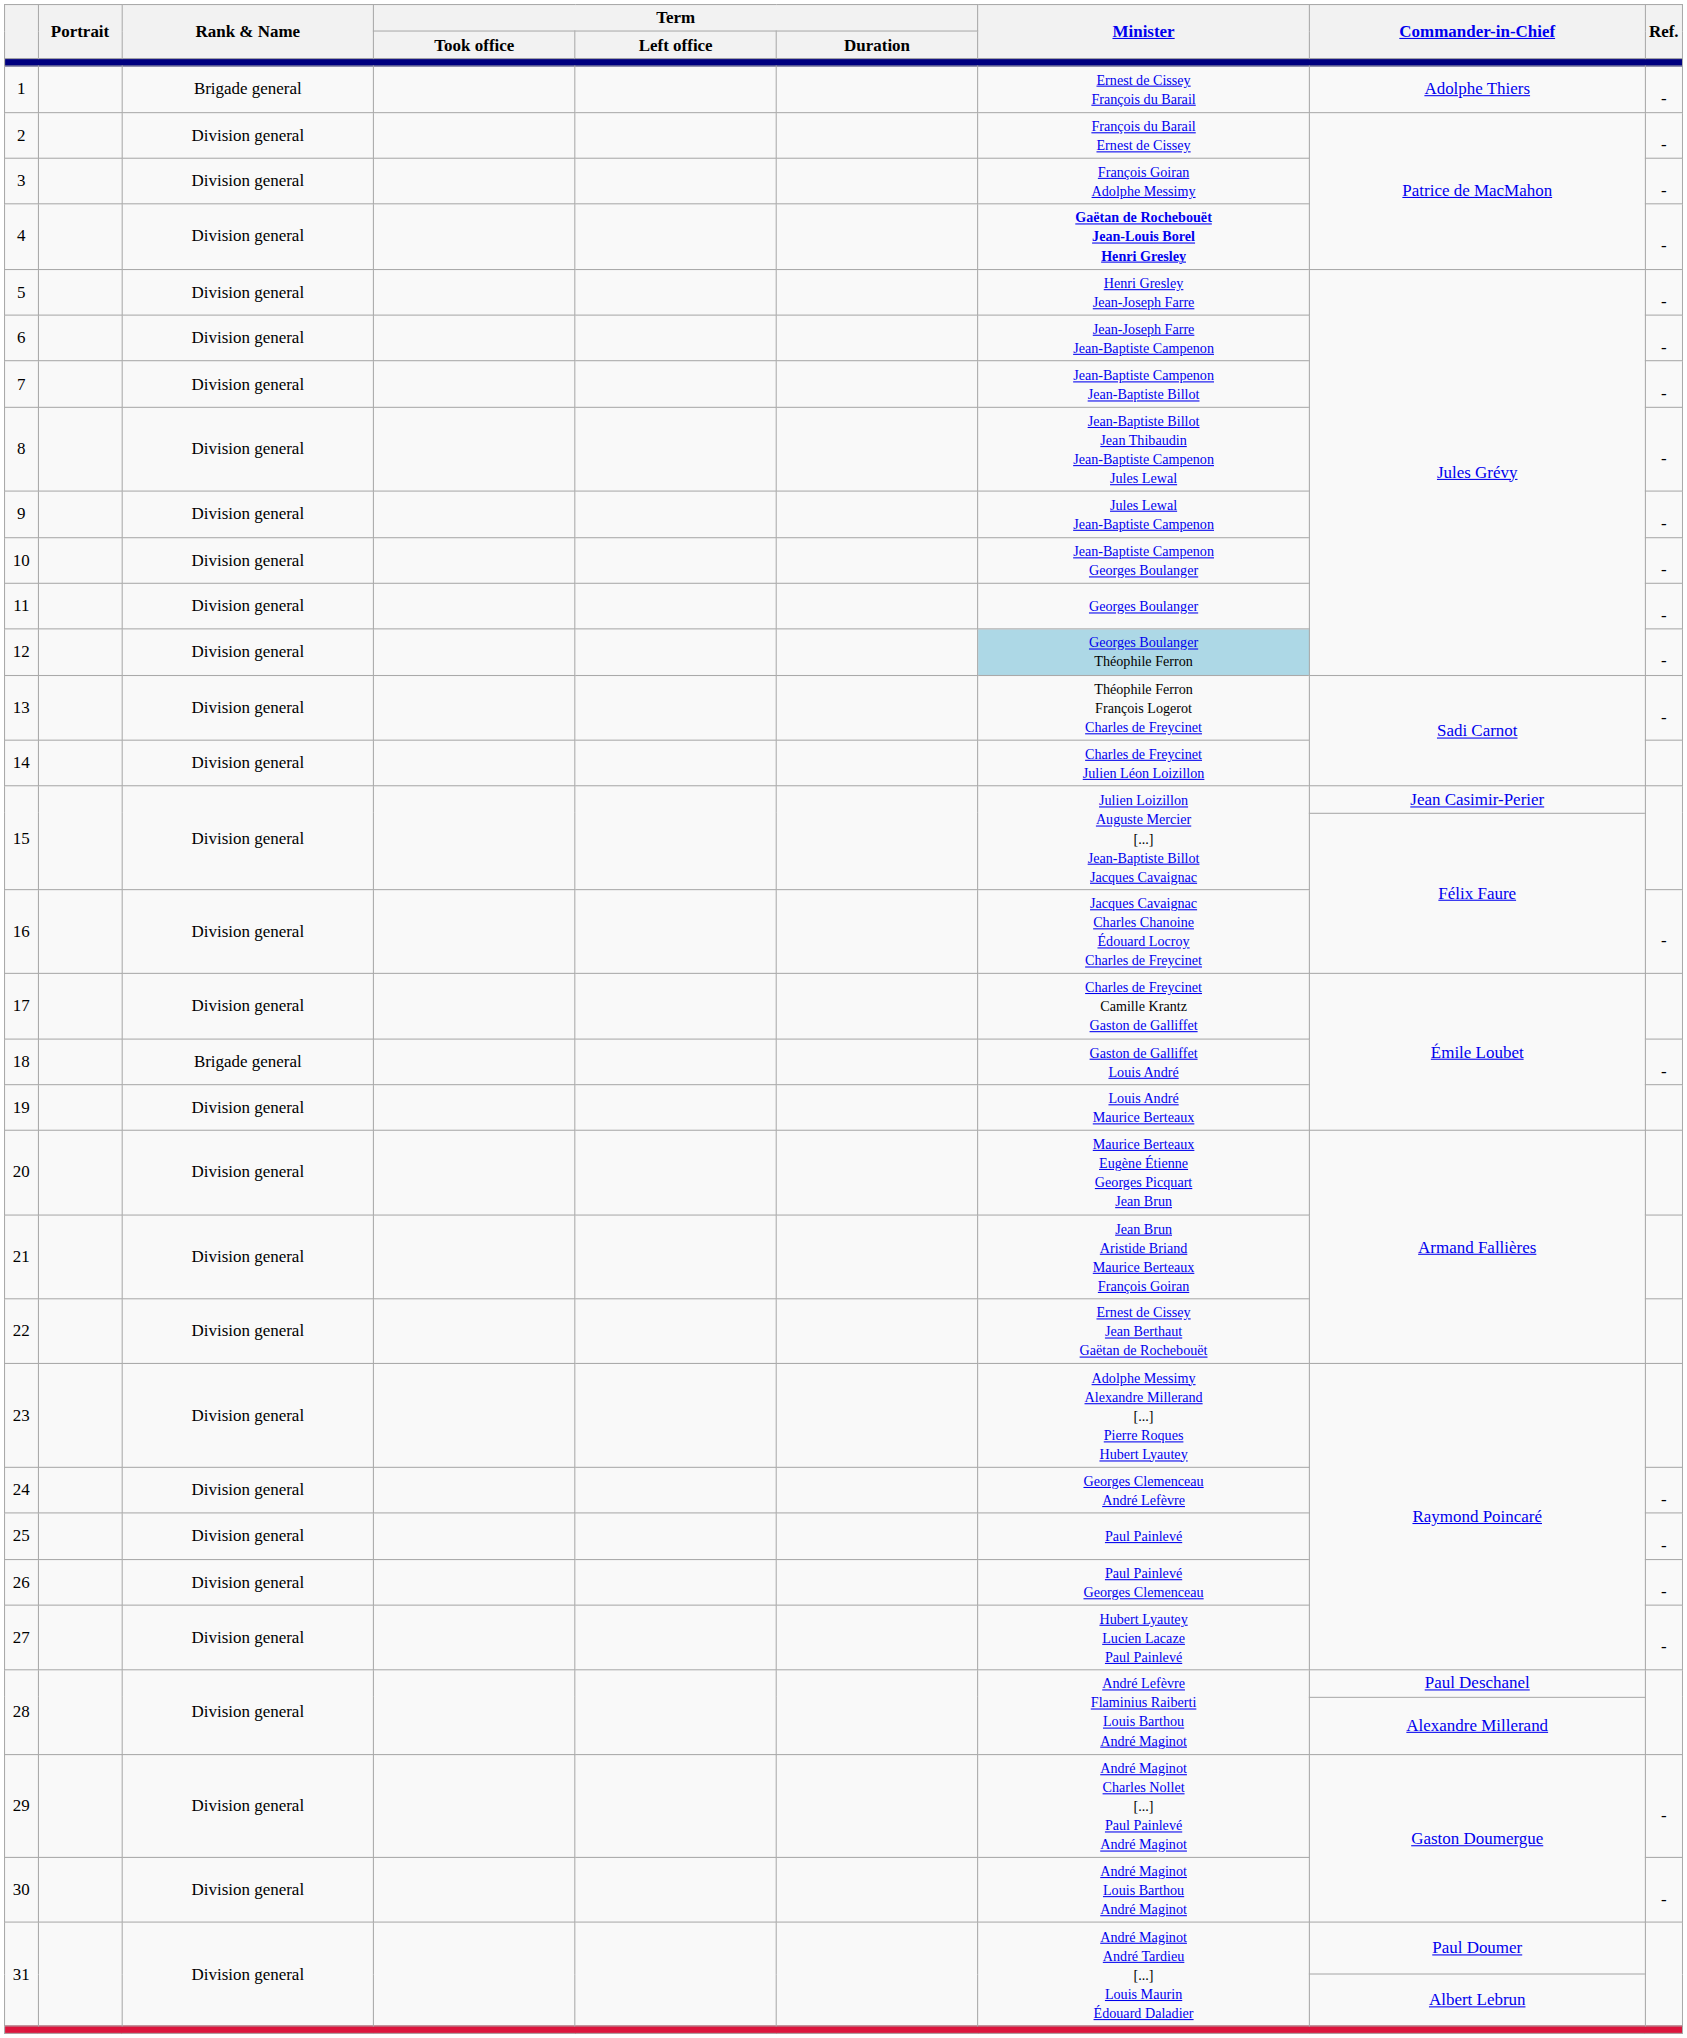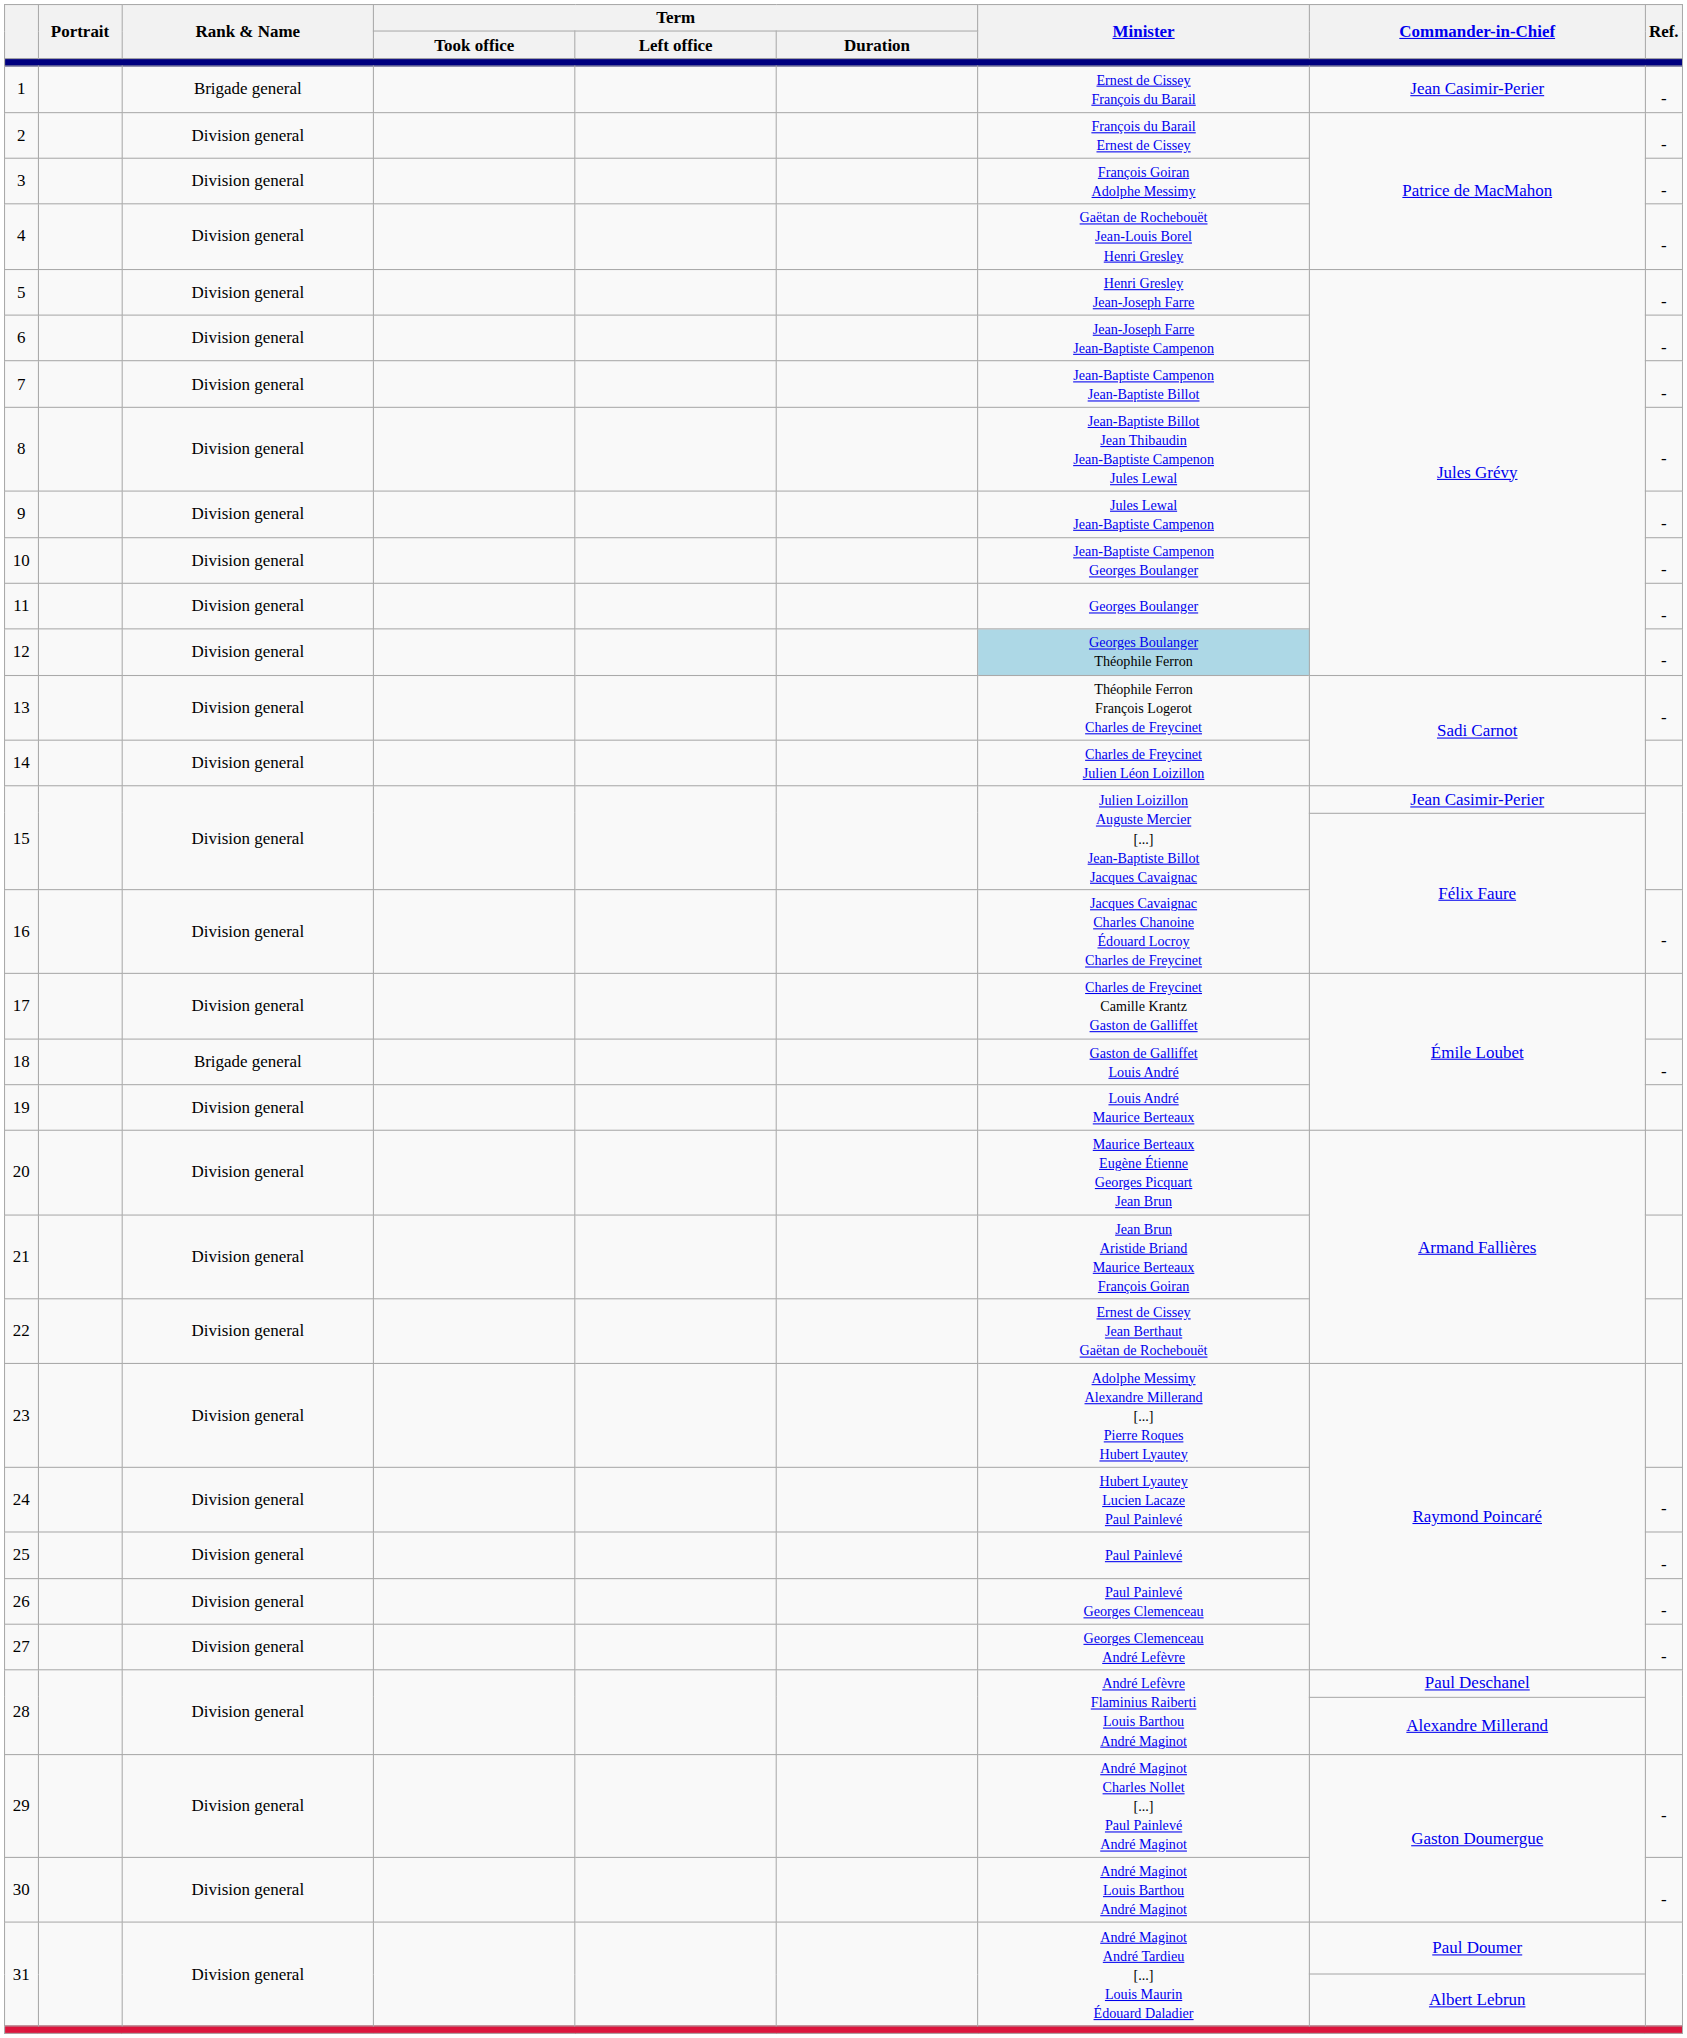(1477, 89) Adolphe Thiers -> (1477, 89) Jean Casimir-Perier
(1144, 236) bold -> (1144, 237) normal
(1144, 1491) Georges Clemenceau André Lefèvre -> (1144, 1500) Hubert Lyautey Lucien Lacaze Paul Painlevé
(1144, 1638) Hubert Lyautey Lucien Lacaze Paul Painlevé -> (1144, 1648) Georges Clemenceau André Lefèvre
